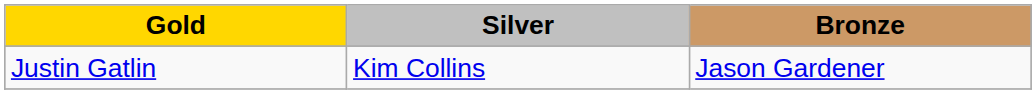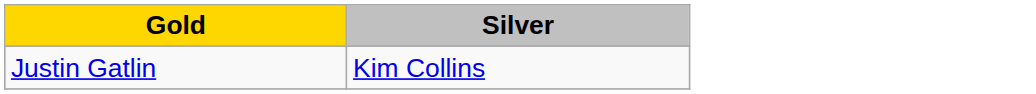- column: (860, 25)
